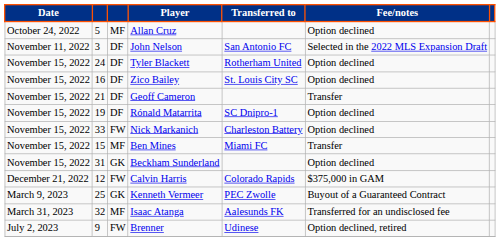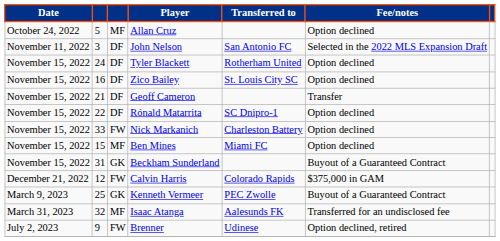(100, 113) 19 -> (100, 113) 22
(325, 145) Transfer -> (341, 145) Option declined
(341, 162) Option declined -> (376, 162) Buyout of a Guaranteed Contract
